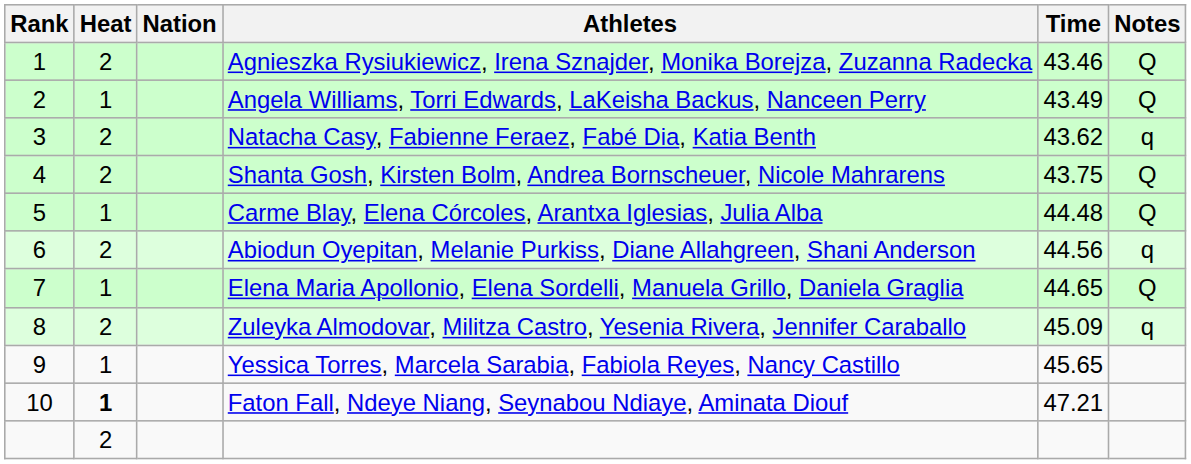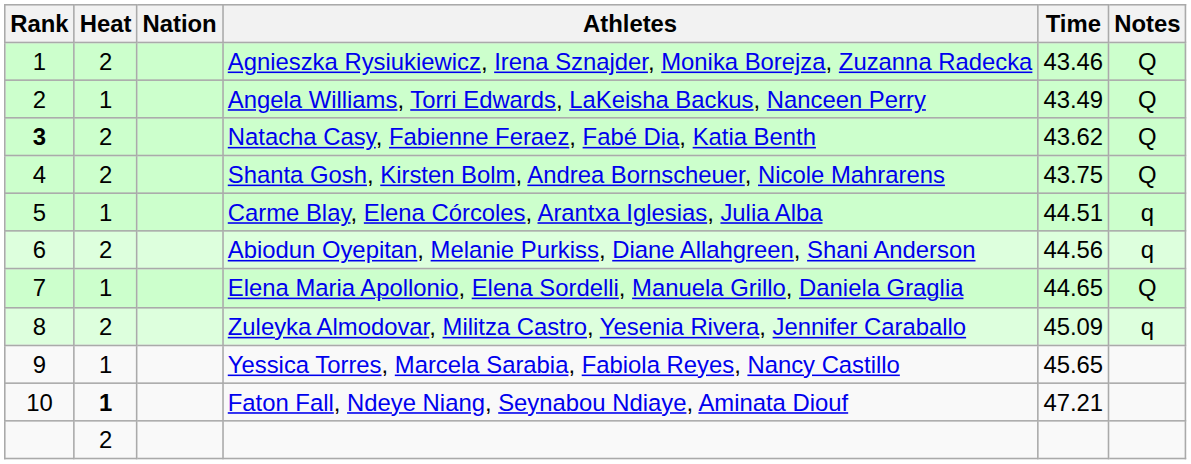(39, 137) normal -> (39, 137) bold
(1147, 137) q -> (1147, 137) Q
(1073, 213) 44.48 -> (1073, 213) 44.51
(1147, 213) Q -> (1147, 213) q
